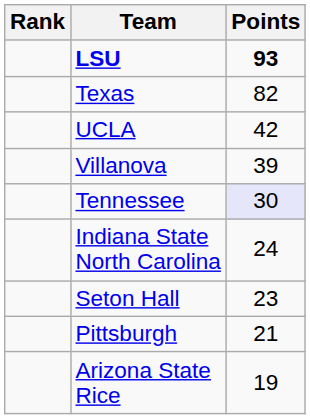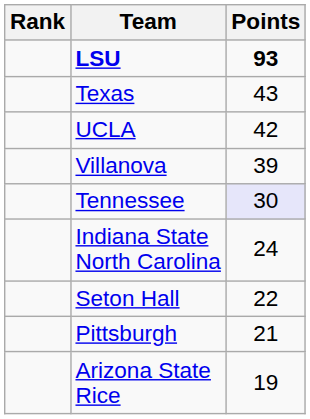(266, 93) 82 -> (266, 93) 43
(266, 298) 23 -> (266, 298) 22
